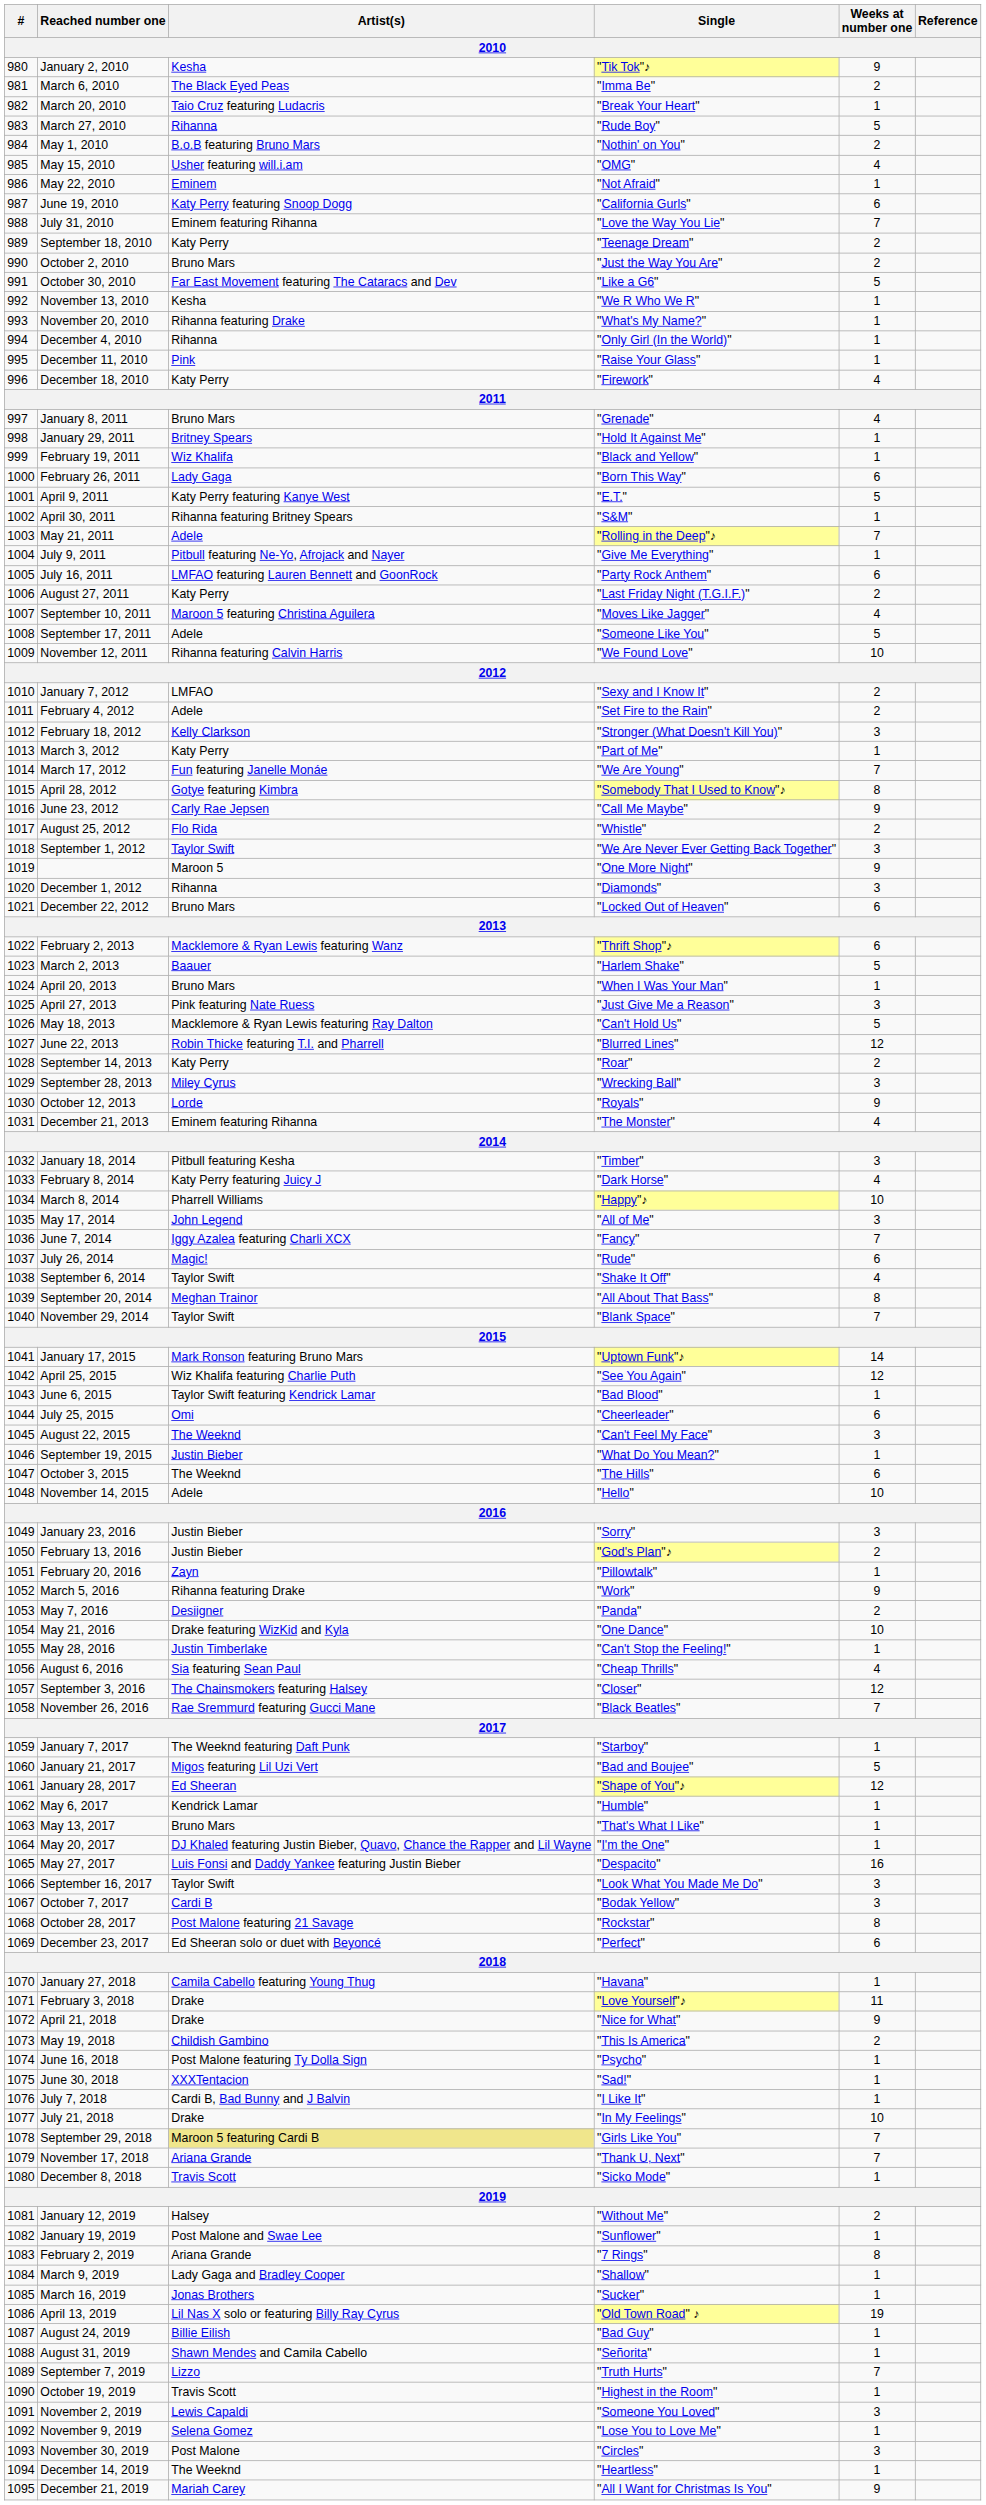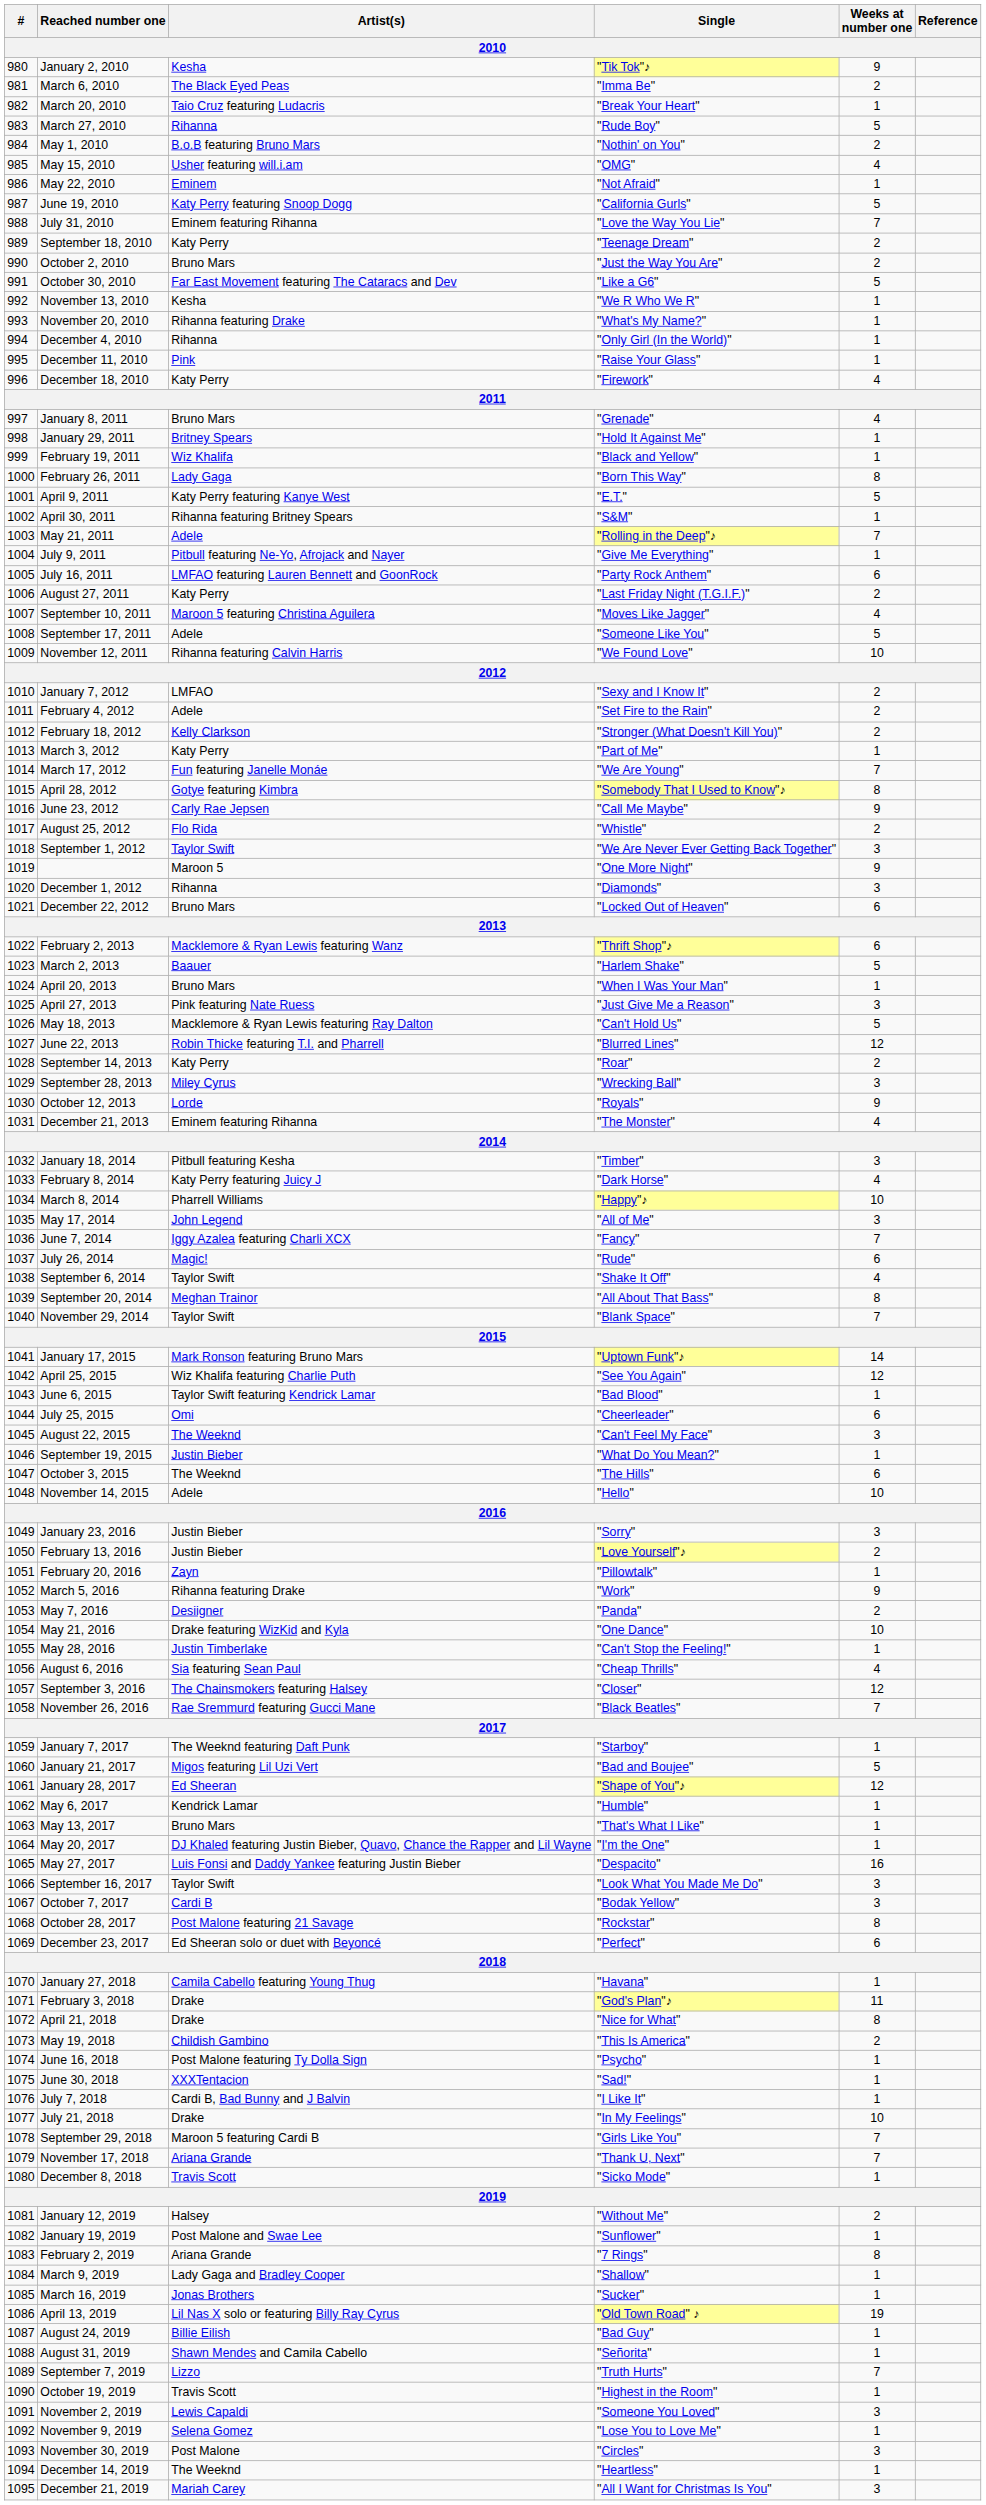(877, 203) 6 -> (877, 203) 5
(877, 477) 6 -> (877, 477) 8
(877, 731) 3 -> (877, 731) 2
(634, 1552) "God's Plan"♪ -> (641, 1552) "Love Yourself"♪
(641, 2001) "Love Yourself"♪ -> (634, 2001) "God's Plan"♪
(877, 2021) 9 -> (877, 2021) 8
(245, 2138) khaki background -> (245, 2138) no background
(877, 2490) 9 -> (877, 2490) 3
